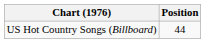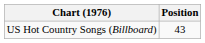(180, 30) 44 -> (180, 30) 43
